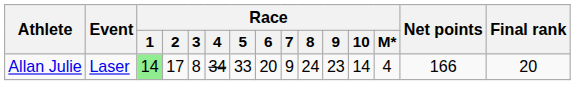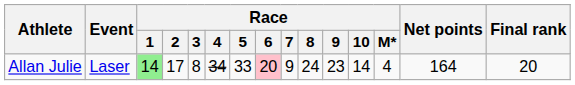(268, 67) no background -> (268, 67) pink background
(443, 67) 166 -> (443, 67) 164
